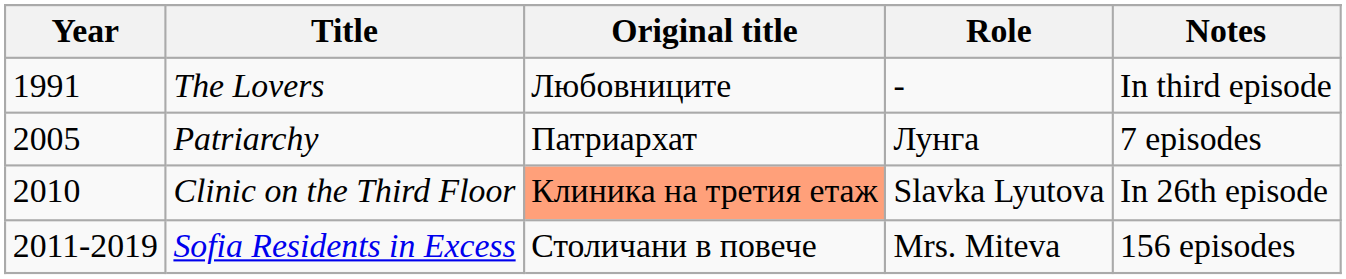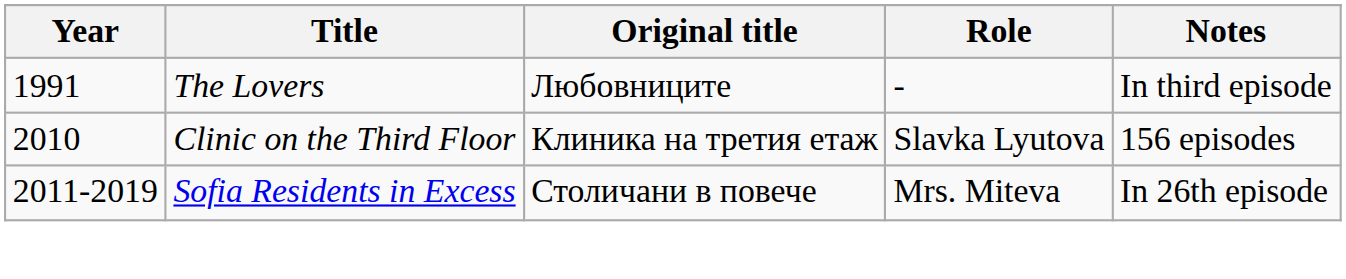- row: (246, 138)
(705, 191) lightsalmon background -> (705, 138) no background
(1224, 191) In 26th episode -> (1208, 138) 156 episodes
(1208, 245) 156 episodes -> (1224, 191) In 26th episode
